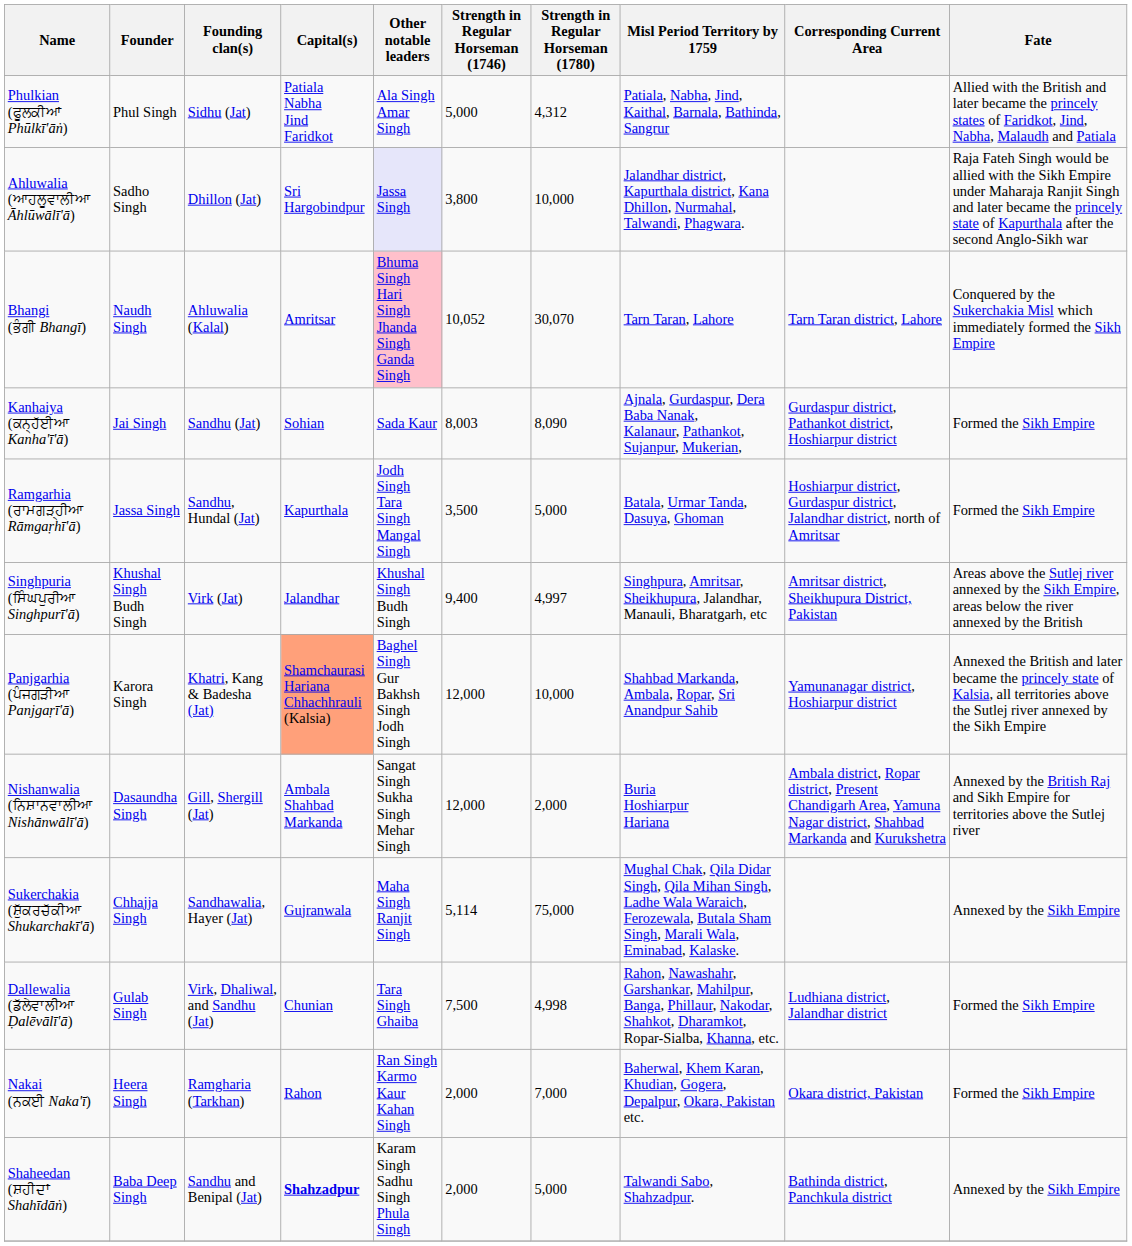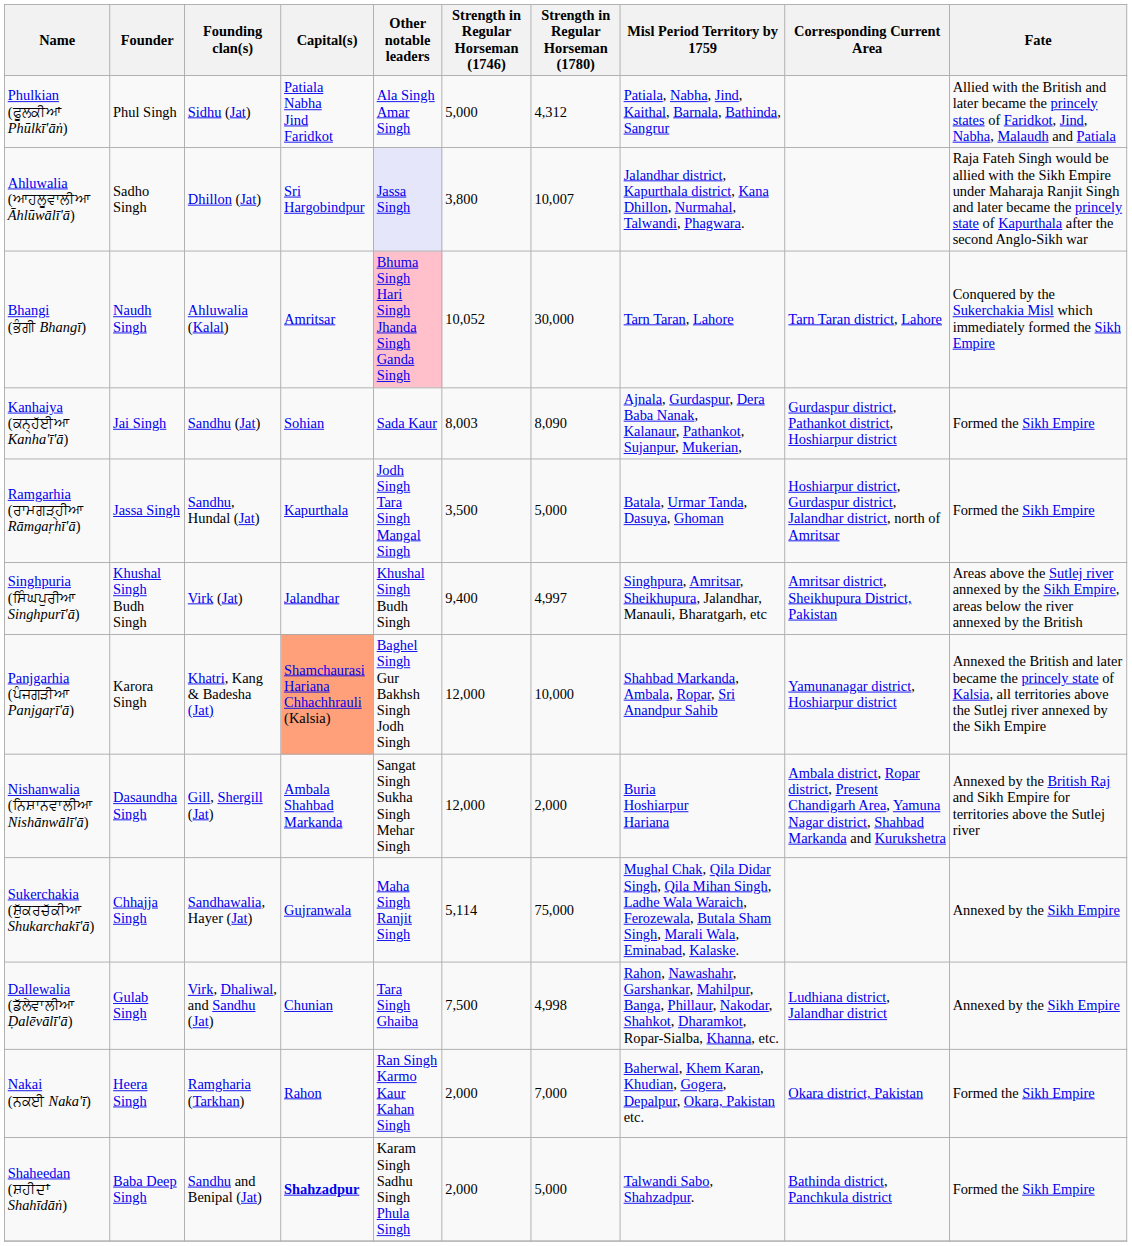(554, 199) 10,000 -> (554, 199) 10,007
(554, 319) 30,070 -> (554, 319) 30,000
(1024, 1005) Formed the Sikh Empire -> (1036, 1005) Annexed by the Sikh Empire
(1036, 1189) Annexed by the Sikh Empire -> (1024, 1189) Formed the Sikh Empire
